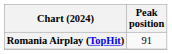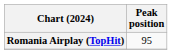(147, 40) 91 -> (147, 40) 95
